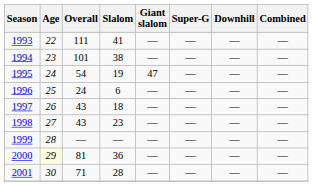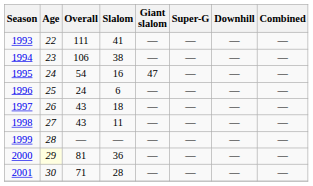(81, 57) 101 -> (81, 57) 106
(118, 73) 19 -> (118, 73) 16
(118, 123) 23 -> (118, 123) 11
